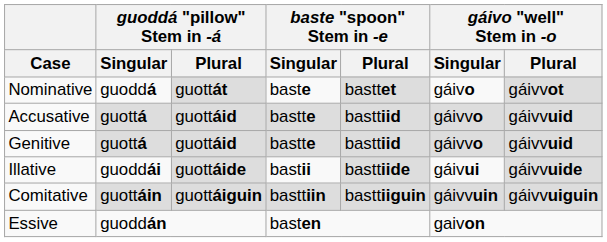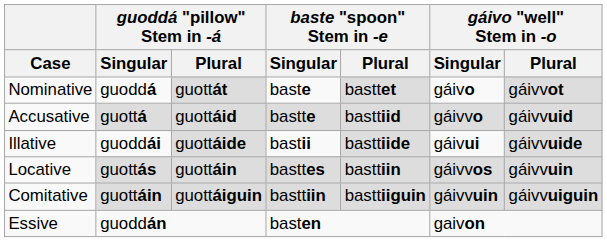- row: (39, 143)
+ row: (40, 169)
